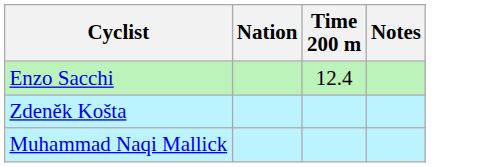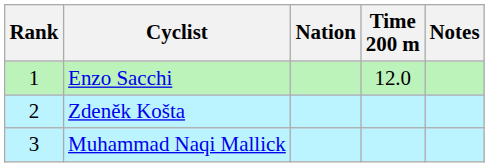+ column: (34, 32)
(334, 77) 12.4 -> (393, 77) 12.0
